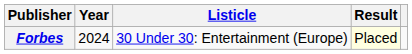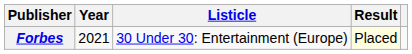(94, 37) 2024 -> (94, 37) 2021
